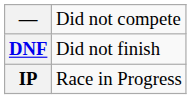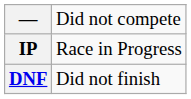rows swapped: (28, 49) <-> (28, 78)
